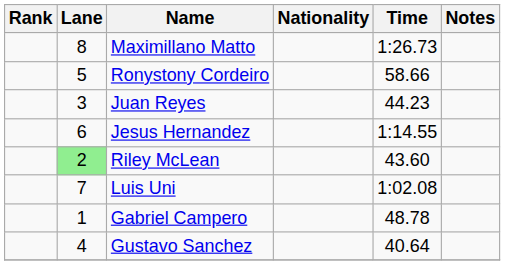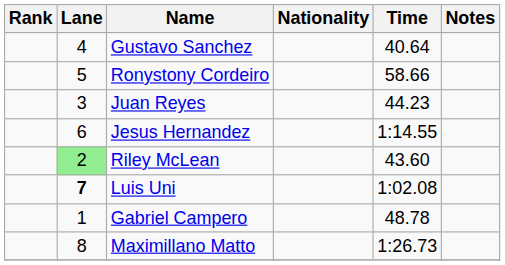rows swapped: (182, 246) <-> (183, 47)
(82, 189) normal -> (82, 189) bold
